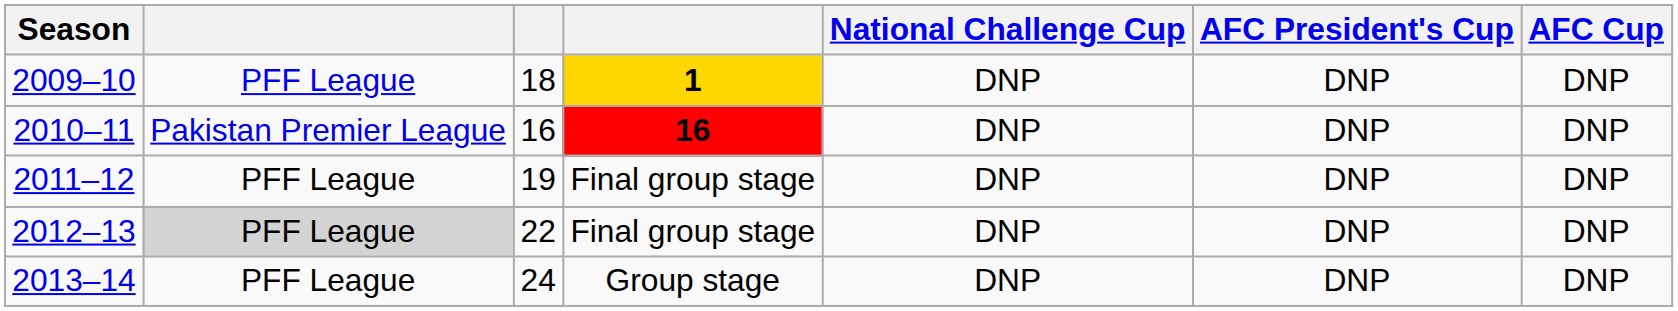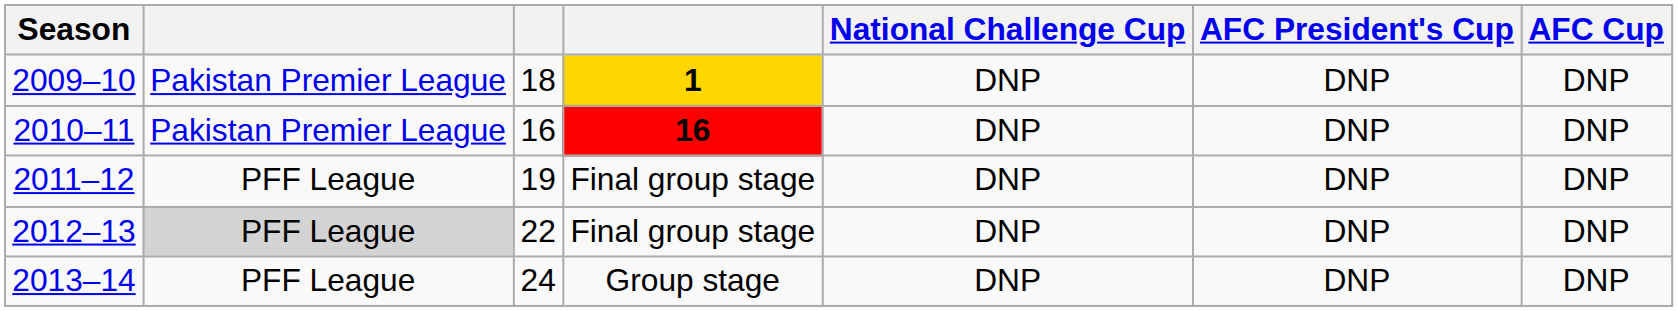(328, 79) PFF League -> (328, 79) Pakistan Premier League
